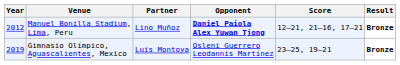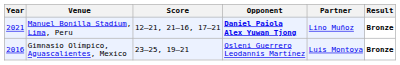columns swapped: (162, 10) <-> (320, 10)
(15, 27) 2012 -> (15, 27) 2021
(15, 49) 2019 -> (15, 49) 2016
